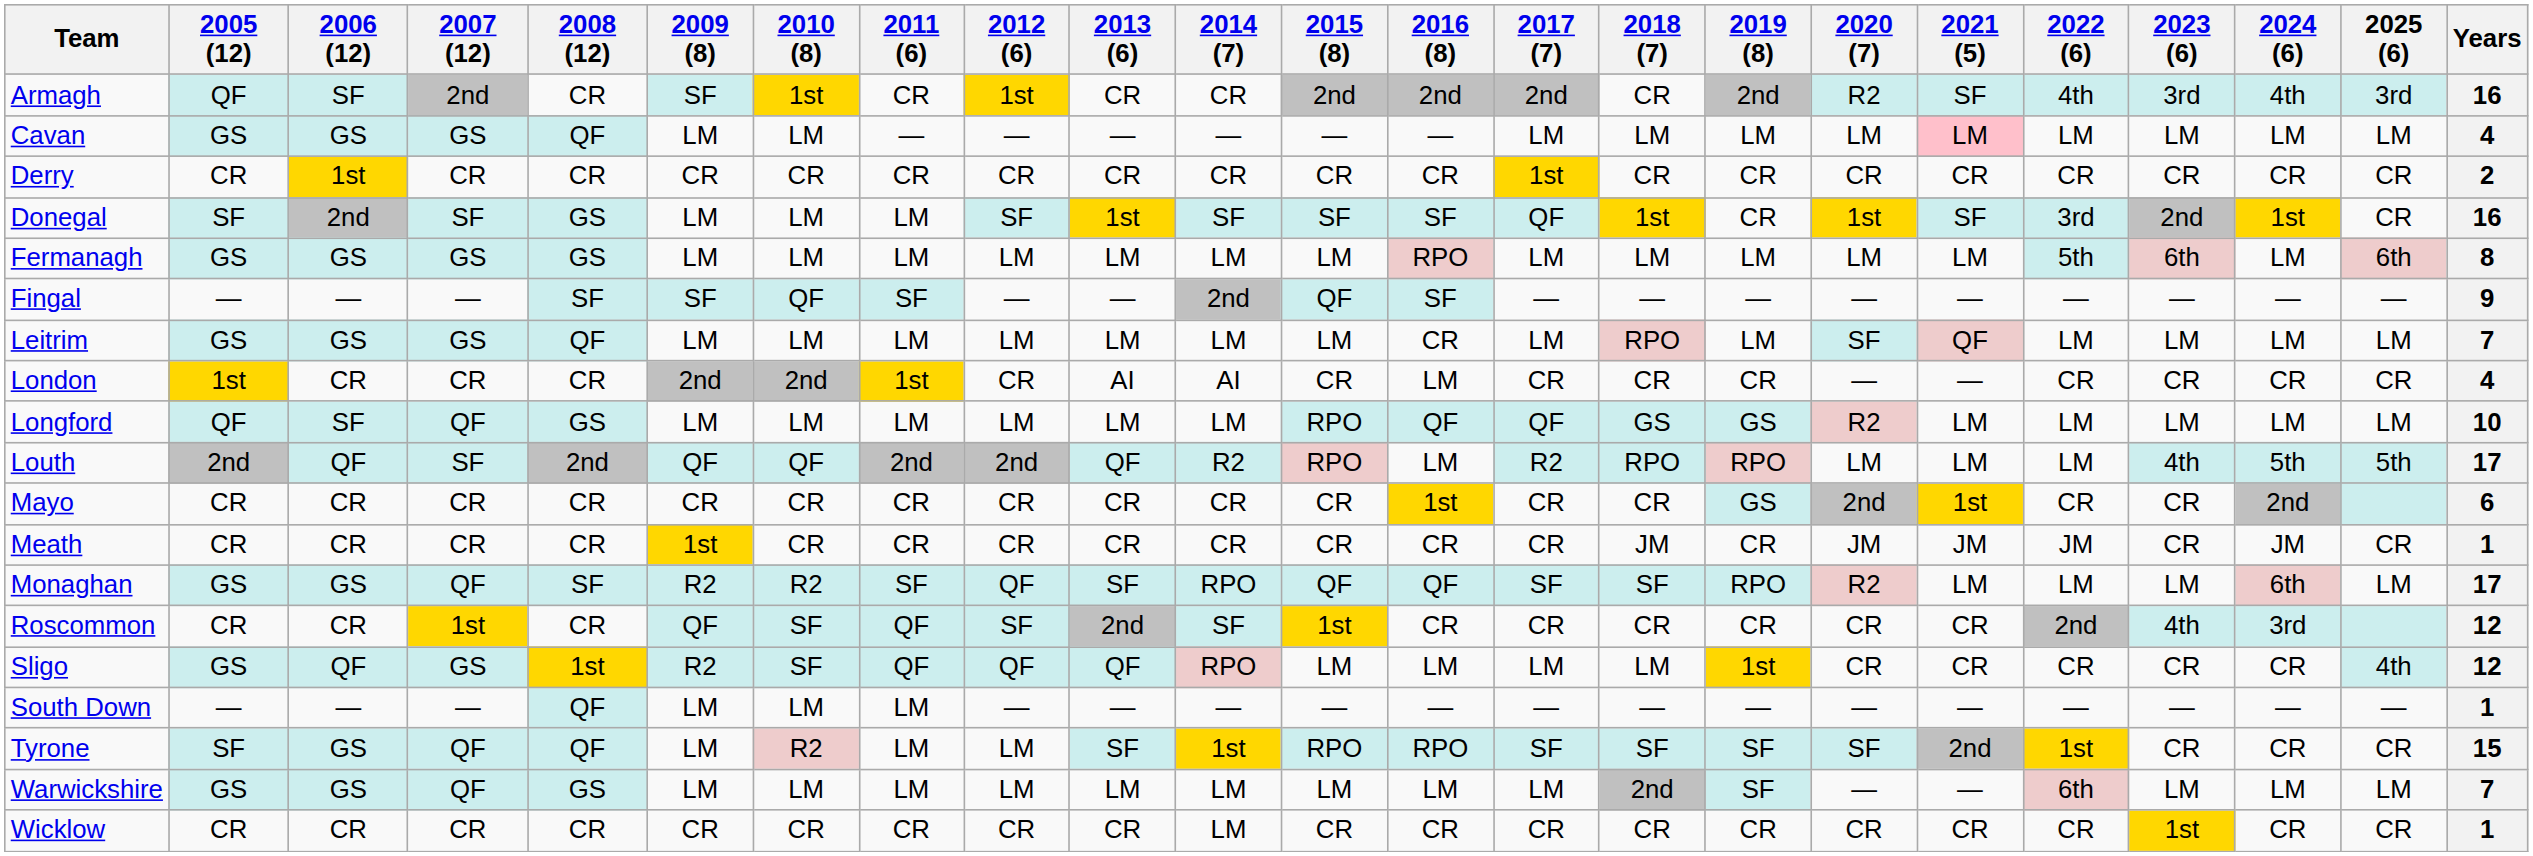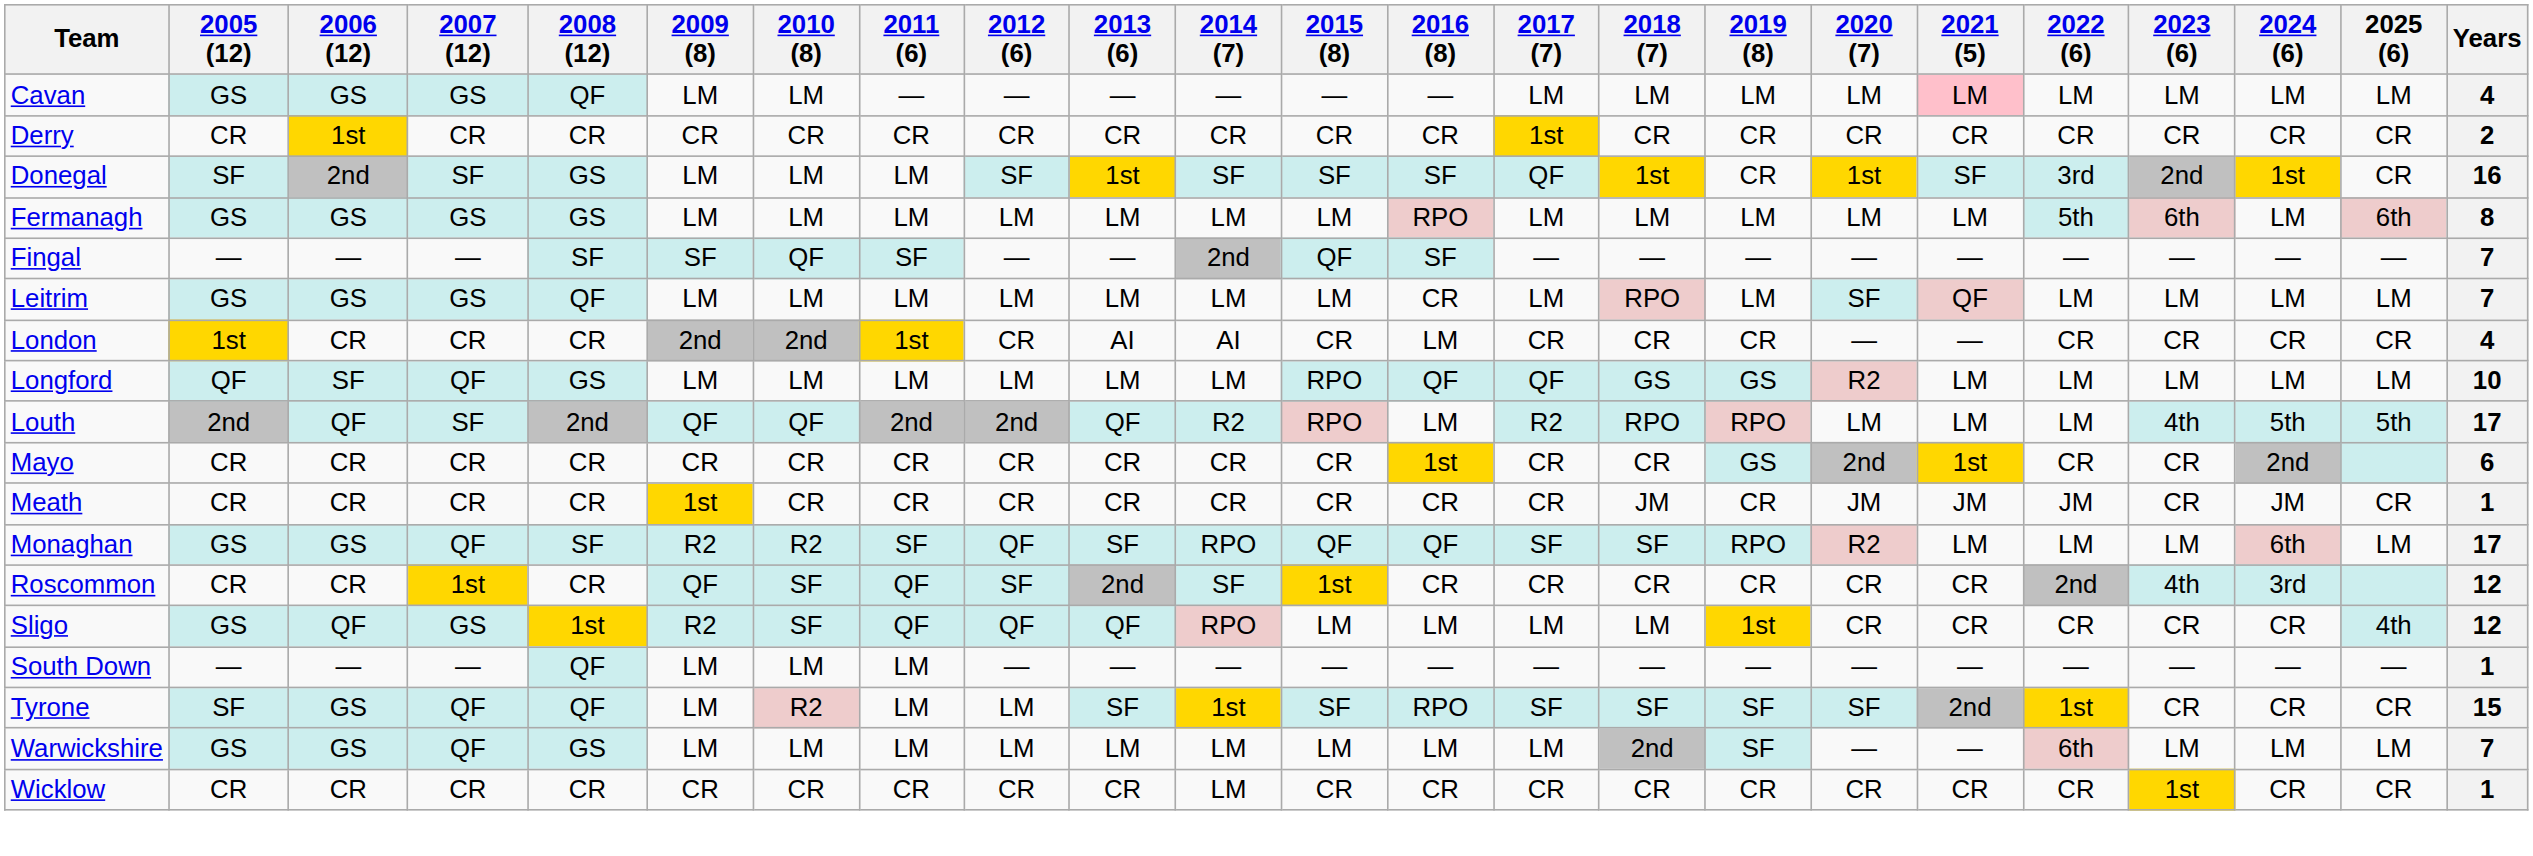- row: (56, 94)
(2487, 299) 9 -> (2487, 258) 7
(1334, 748) RPO -> (1334, 707) SF
